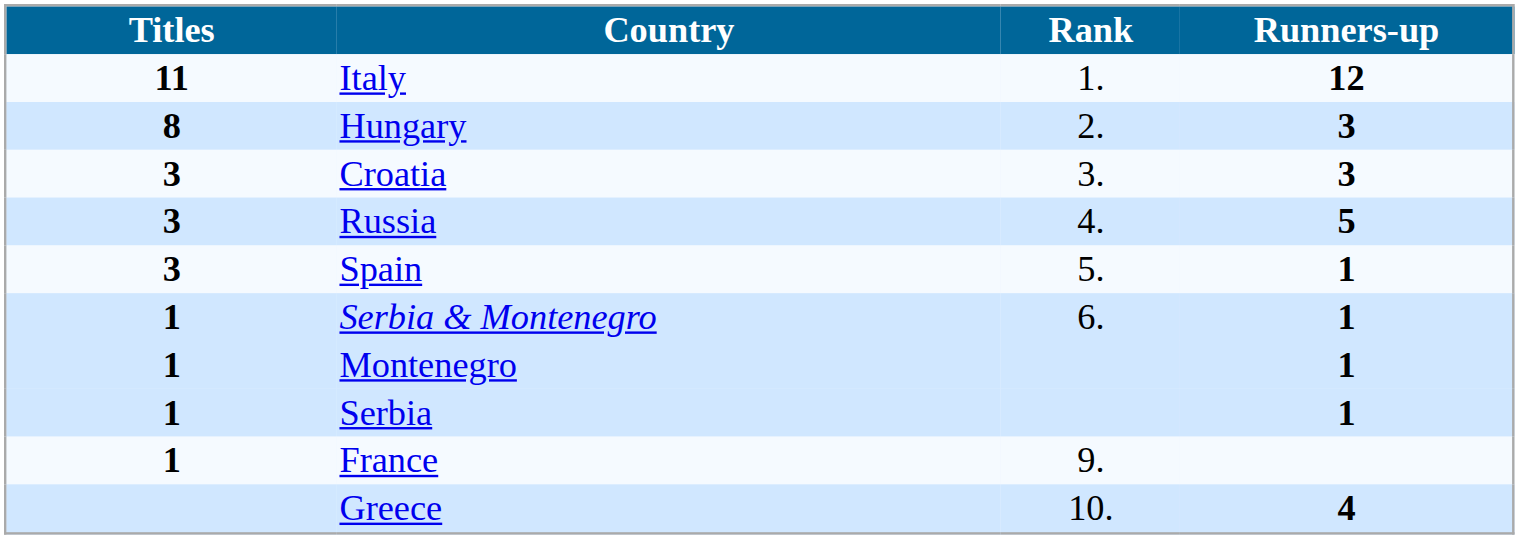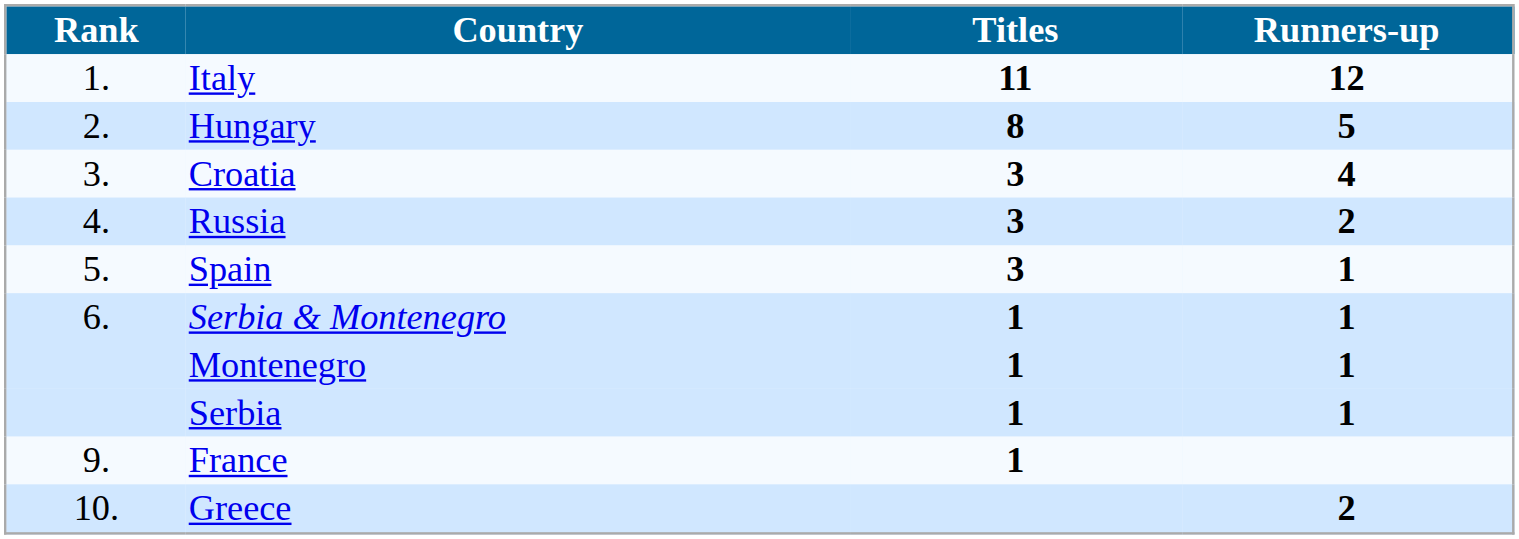columns swapped: (1091, 29) <-> (172, 29)
(1347, 125) 3 -> (1347, 125) 5
(1347, 172) 3 -> (1347, 172) 4
(1347, 220) 5 -> (1347, 220) 2
(1347, 507) 4 -> (1347, 507) 2
